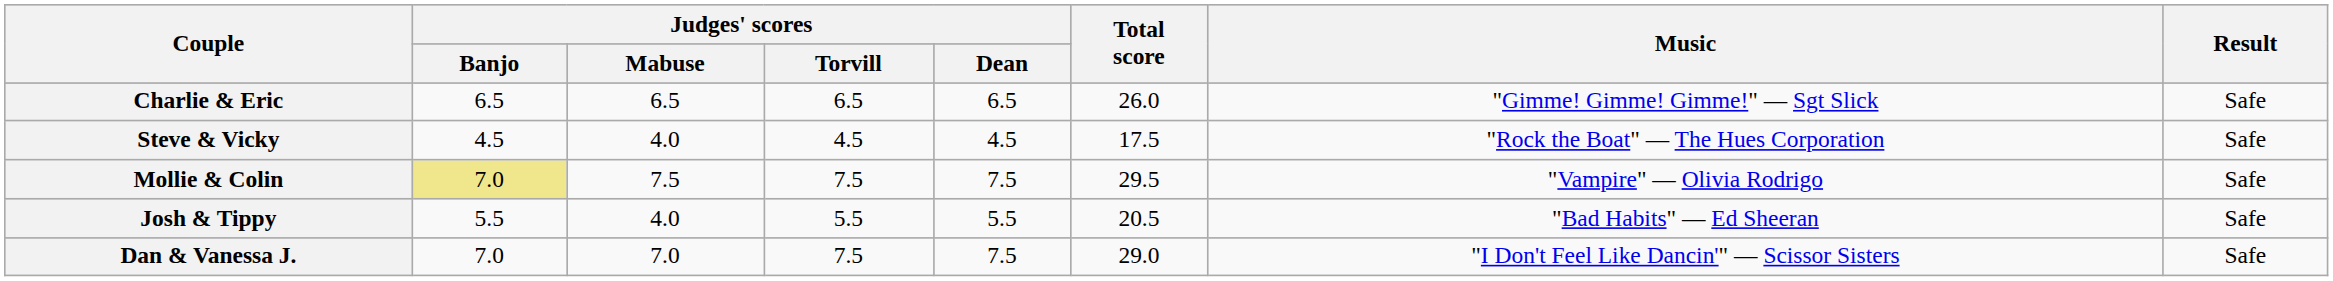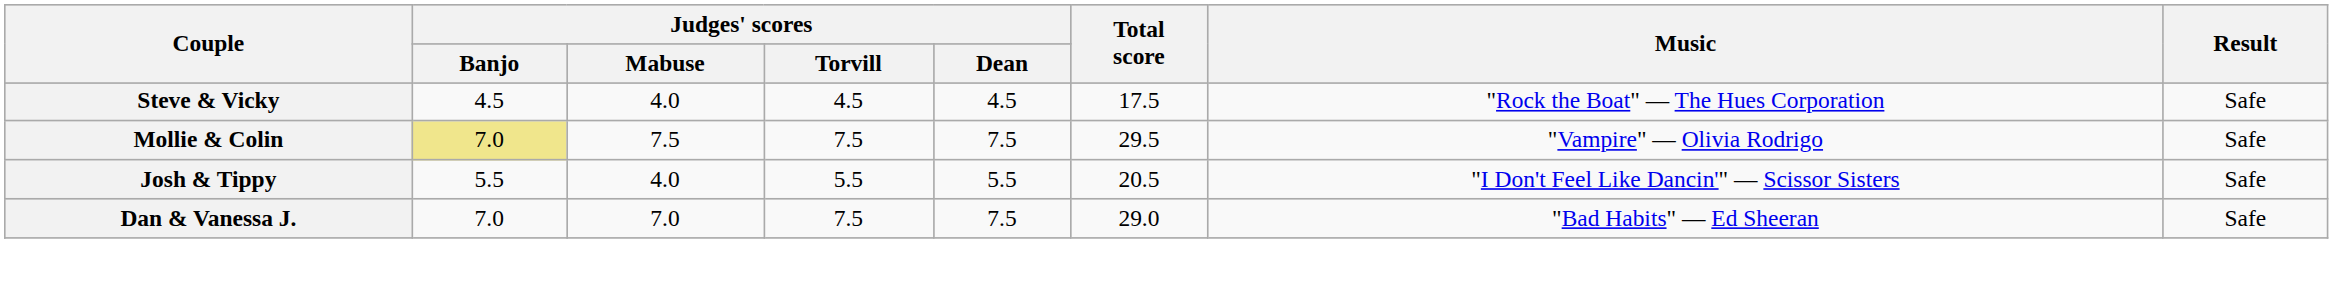- row: (208, 101)
(1685, 217) "Bad Habits" — Ed Sheeran -> (1685, 179) "I Don't Feel Like Dancin'" — Scissor Sisters
(1685, 256) "I Don't Feel Like Dancin'" — Scissor Sisters -> (1685, 217) "Bad Habits" — Ed Sheeran
